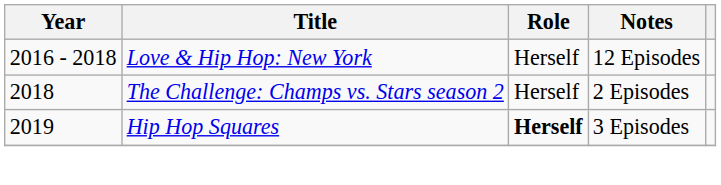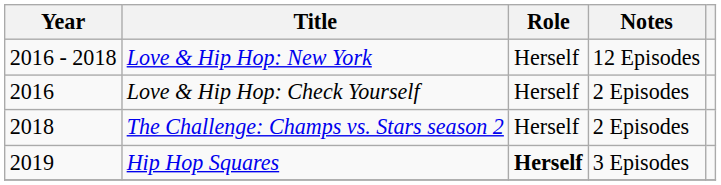+ row: (273, 92)
